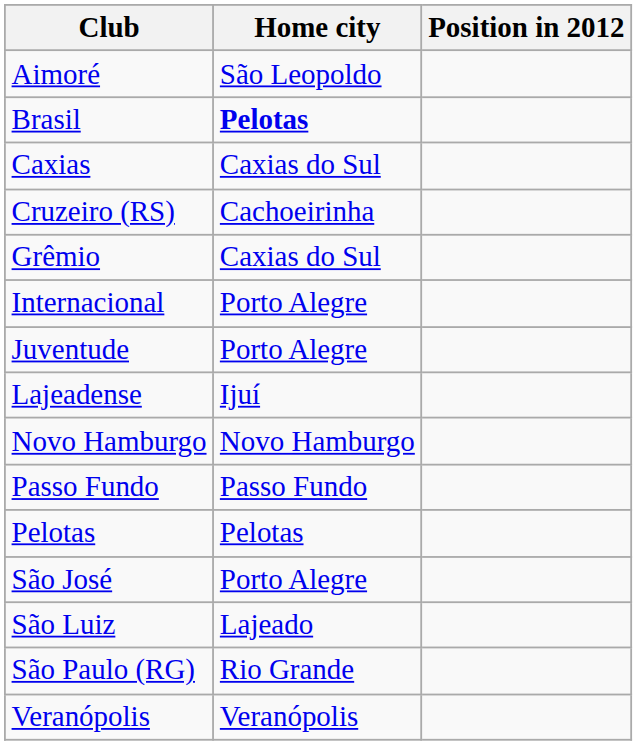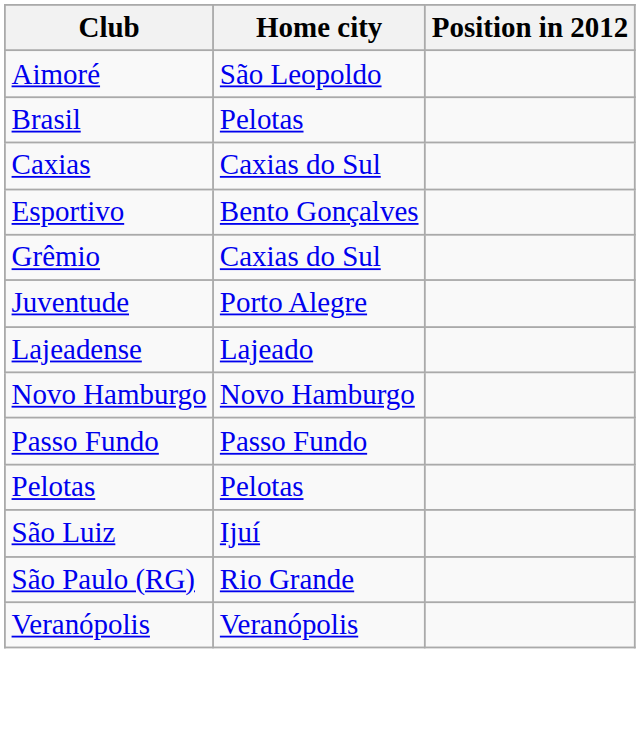(264, 119) bold -> (262, 119) normal
- row: (93, 211)
+ row: (68, 211)
- row: (88, 303)
(240, 394) Ijuí -> (267, 348) Lajeado
- row: (62, 578)
(267, 624) Lajeado -> (240, 532) Ijuí
